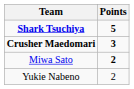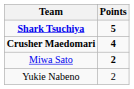(113, 44) 3 -> (113, 44) 4
